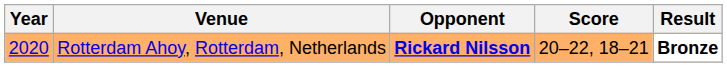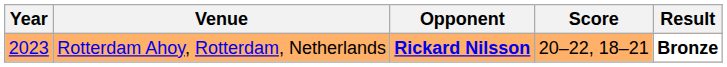(29, 48) 2020 -> (29, 48) 2023
